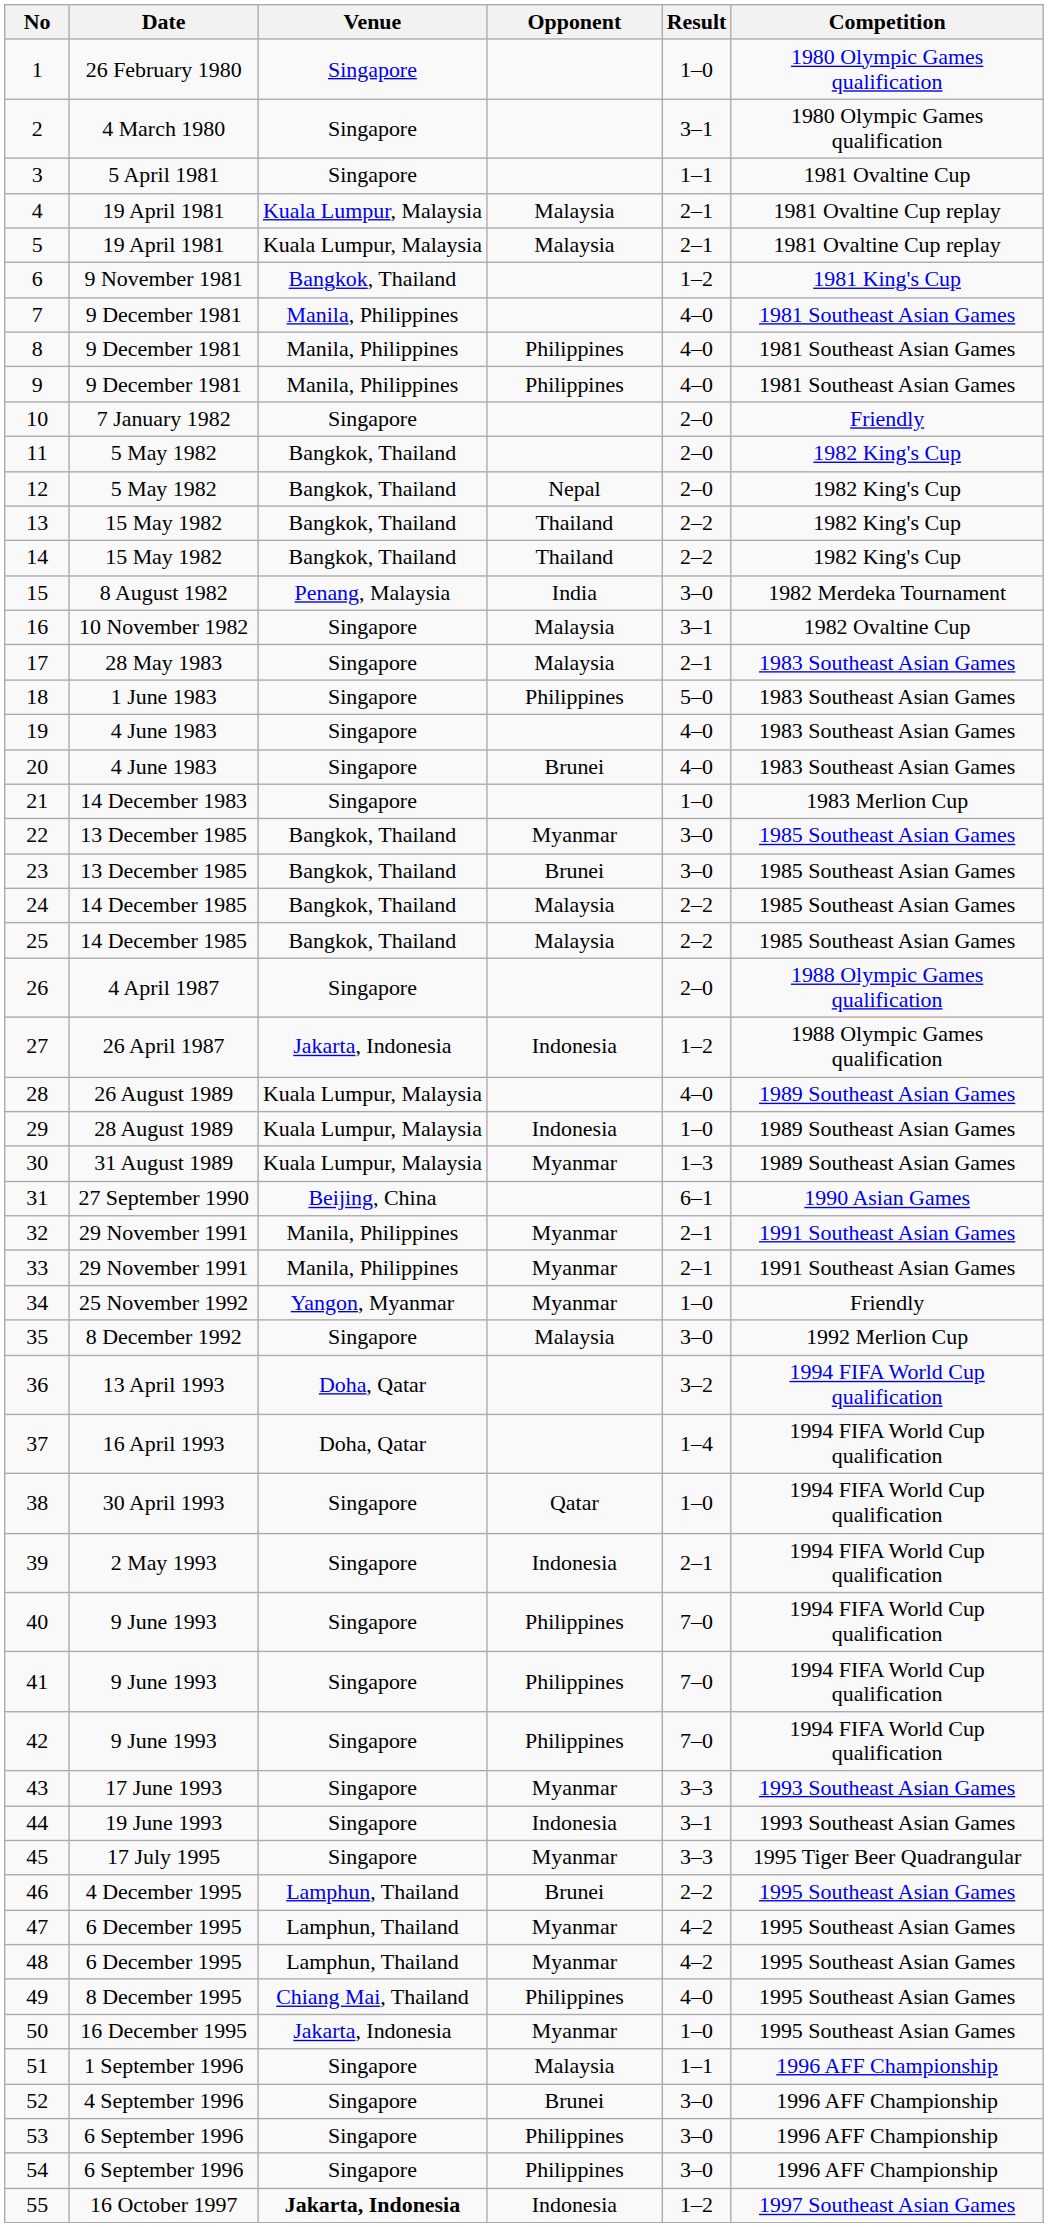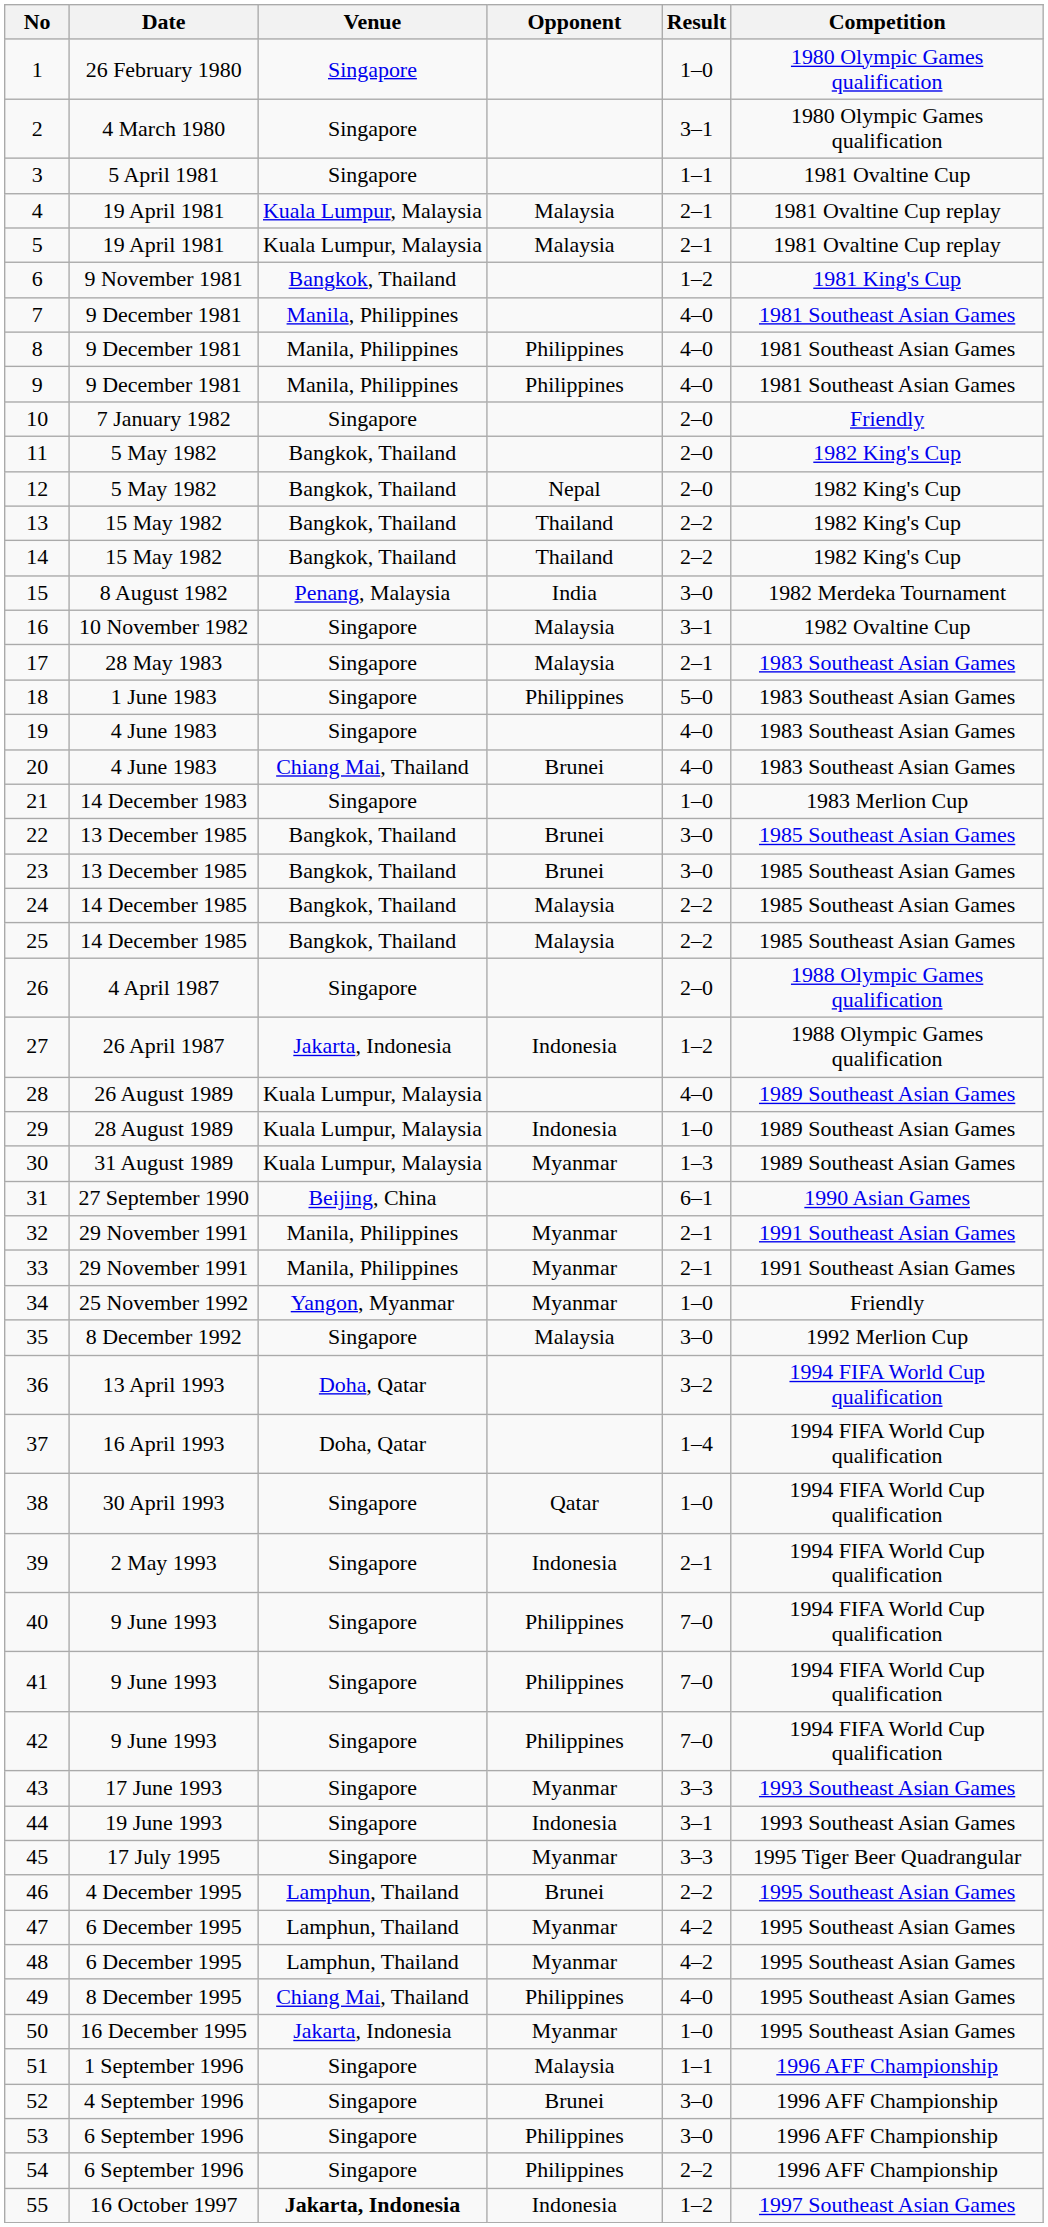(372, 766) Singapore -> (372, 766) Chiang Mai, Thailand
(574, 836) Myanmar -> (574, 836) Brunei
(696, 2170) 3–0 -> (696, 2170) 2–2
